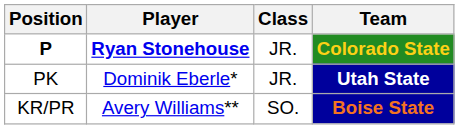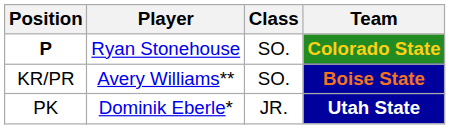(170, 49) bold -> (166, 49) normal
(283, 49) JR. -> (274, 49) SO.
rows swapped: (383, 78) <-> (383, 108)
